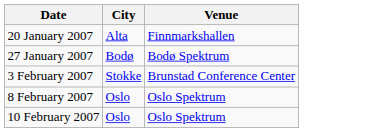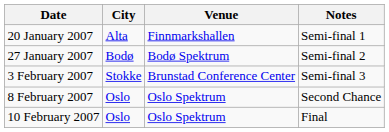+ column: (341, 14)
